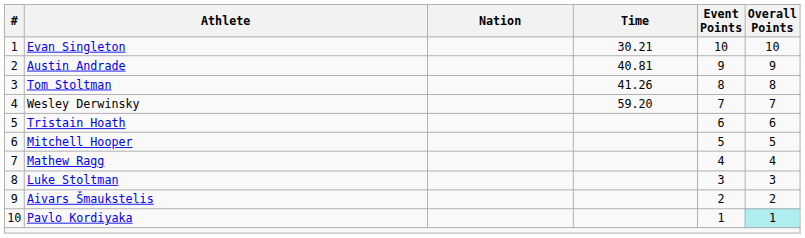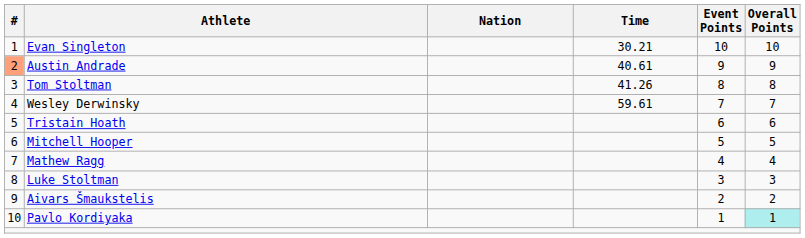(14, 66) no background -> (14, 66) lightsalmon background
(635, 66) 40.81 -> (635, 66) 40.61
(635, 104) 59.20 -> (635, 104) 59.61
